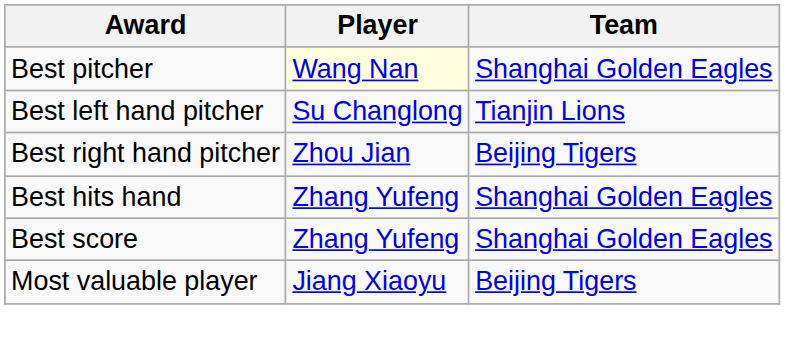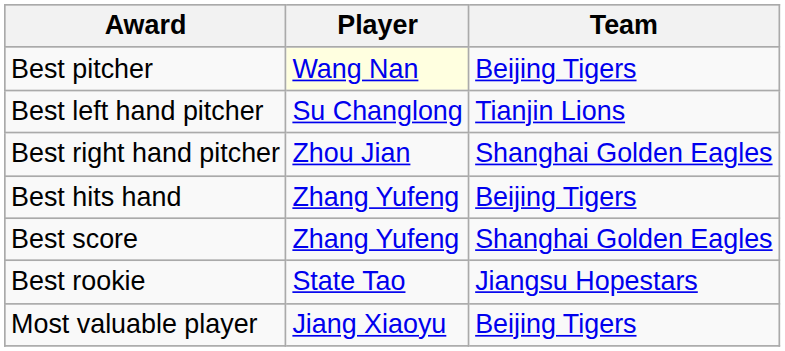(624, 68) Shanghai Golden Eagles -> (556, 68) Beijing Tigers
(556, 153) Beijing Tigers -> (624, 153) Shanghai Golden Eagles
(624, 196) Shanghai Golden Eagles -> (556, 196) Beijing Tigers
+ row: (78, 281)
